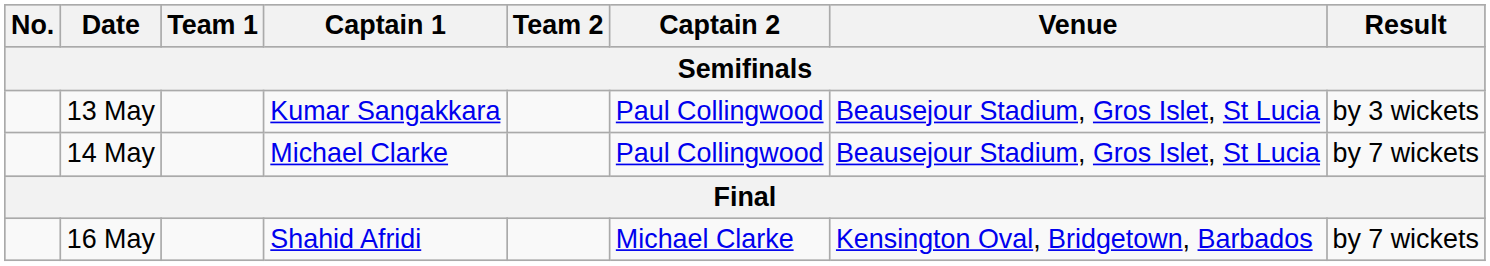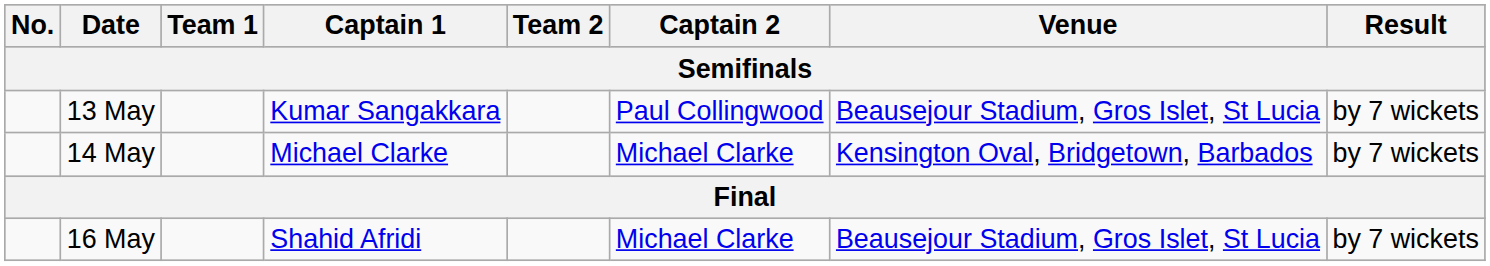(1406, 111) by 3 wickets -> (1406, 111) by 7 wickets
(720, 153) Paul Collingwood -> (705, 153) Michael Clarke
(1078, 153) Beausejour Stadium, Gros Islet, St Lucia -> (1074, 153) Kensington Oval, Bridgetown, Barbados
(1074, 238) Kensington Oval, Bridgetown, Barbados -> (1078, 238) Beausejour Stadium, Gros Islet, St Lucia
